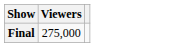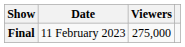+ column: (83, 14)
